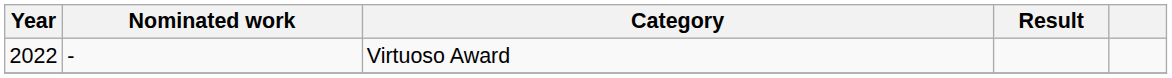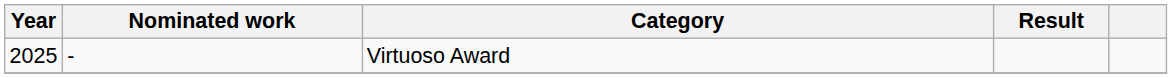(33, 55) 2022 -> (33, 55) 2025
